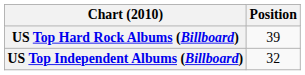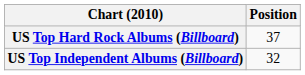(273, 37) 39 -> (273, 37) 37
